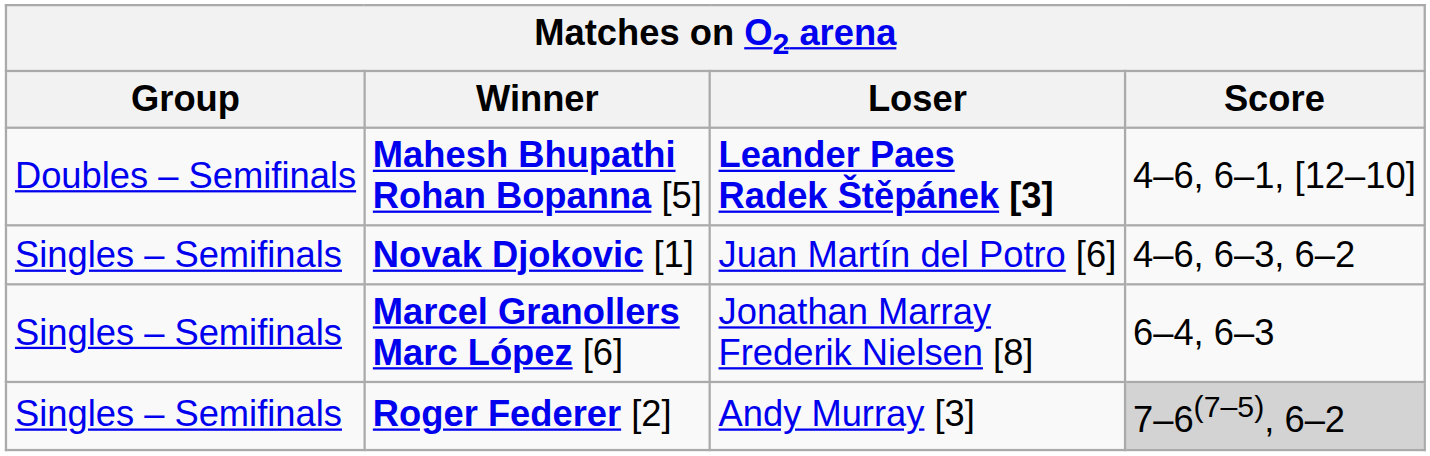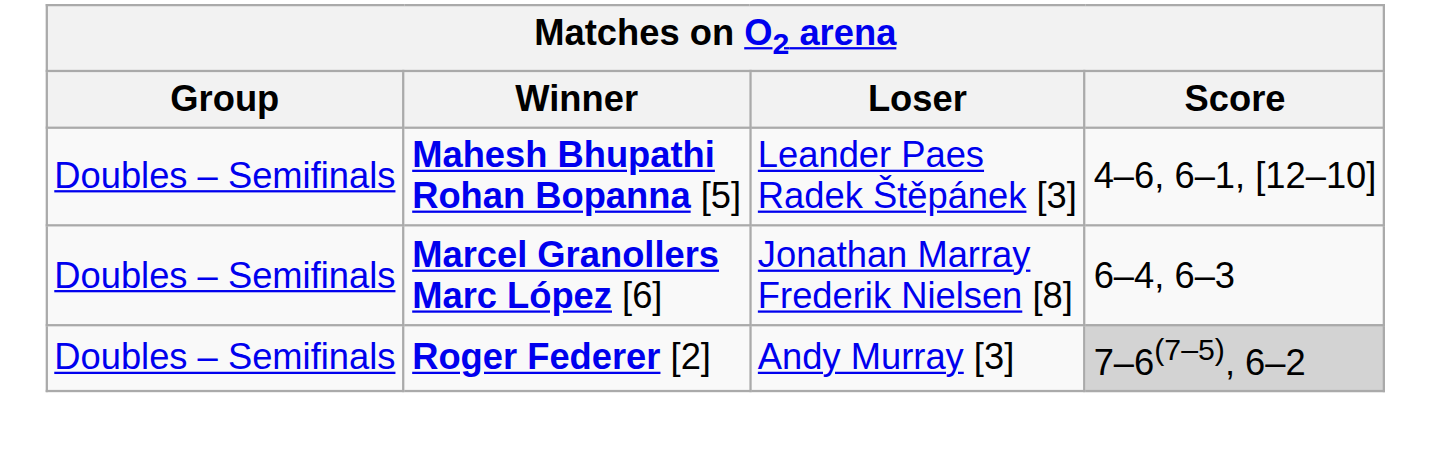(886, 176) bold -> (917, 176) normal
- row: (533, 254)
(178, 332) Singles – Semifinals -> (225, 274) Doubles – Semifinals
(178, 415) Singles – Semifinals -> (225, 357) Doubles – Semifinals
